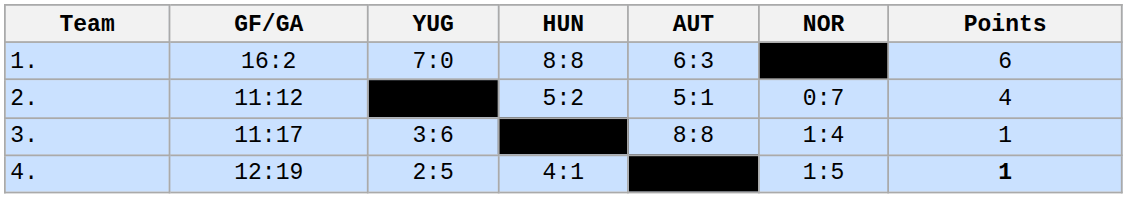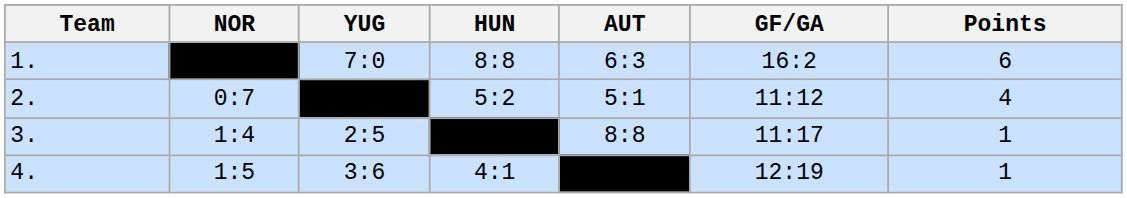columns swapped: (824, 24) <-> (269, 24)
(433, 136) 3:6 -> (365, 136) 2:5
(433, 174) 2:5 -> (365, 174) 3:6
(1005, 174) bold -> (1005, 174) normal
